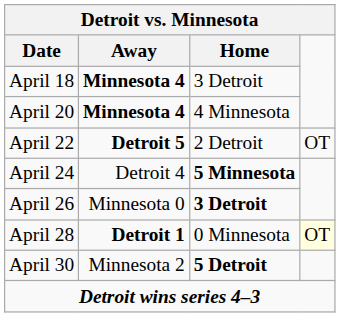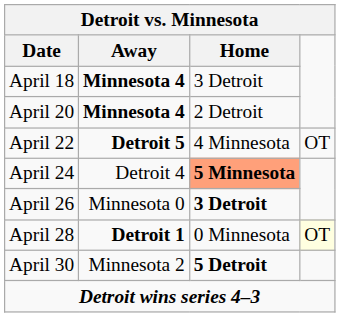(242, 111) 4 Minnesota -> (228, 111) 2 Detroit
(228, 142) 2 Detroit -> (242, 142) 4 Minnesota
(244, 173) no background -> (244, 173) lightsalmon background
